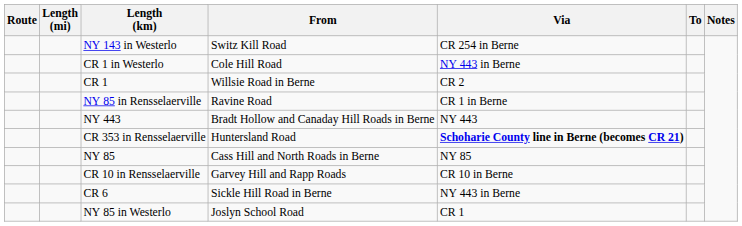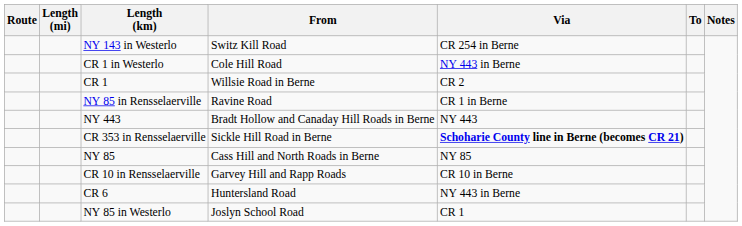(253, 138) Huntersland Road -> (271, 138) Sickle Hill Road in Berne
(271, 193) Sickle Hill Road in Berne -> (253, 193) Huntersland Road
